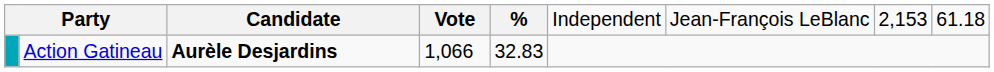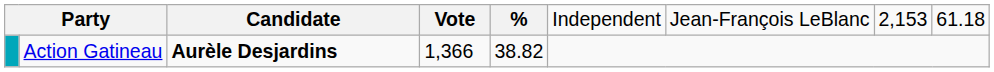(449, 50) 1,066 -> (449, 50) 1,366
(519, 50) 32.83 -> (519, 50) 38.82
